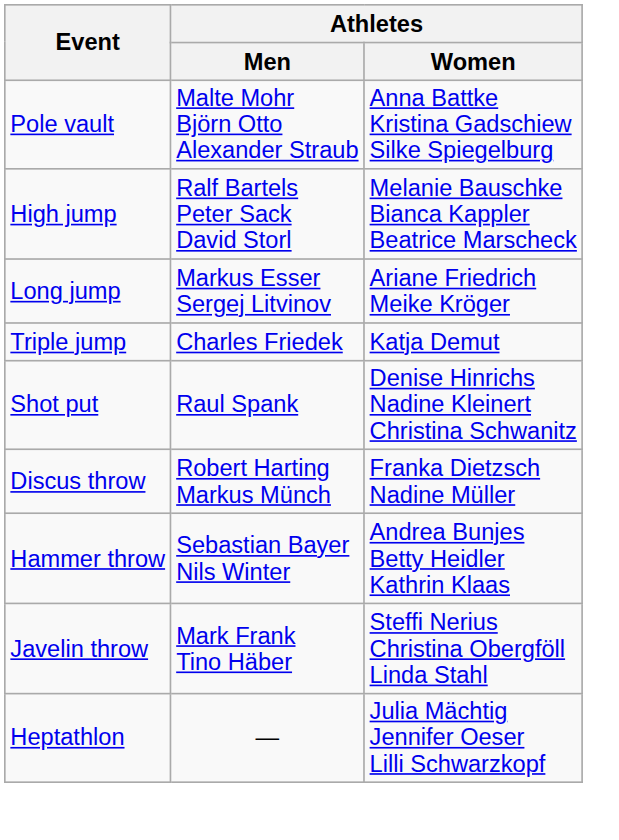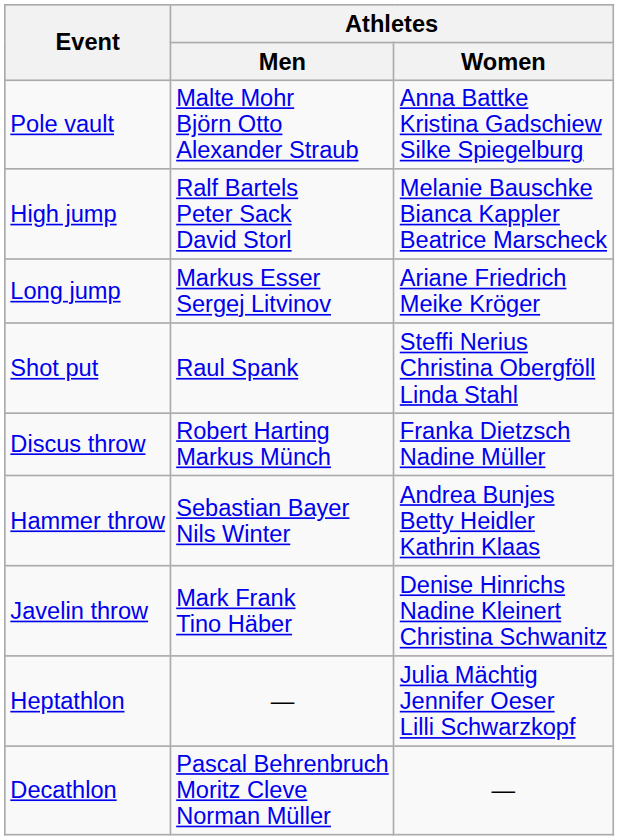- row: (68, 342)
(473, 405) Denise Hinrichs Nadine Kleinert Christina Schwanitz -> (498, 368) Steffi Nerius Christina Obergföll Linda Stahl
(467, 648) Steffi Nerius Christina Obergföll Linda Stahl -> (503, 611) Denise Hinrichs Nadine Kleinert Christina Schwanitz
+ row: (64, 791)
